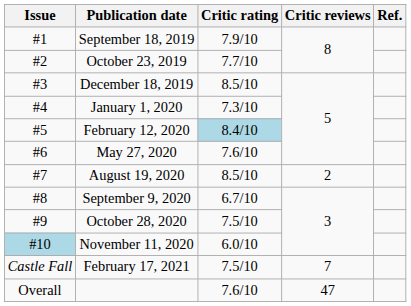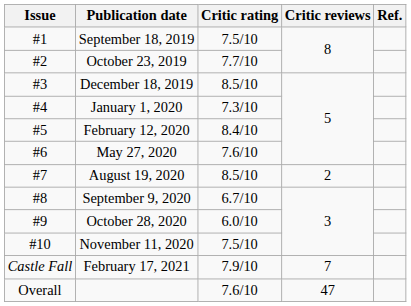(240, 38) 7.9/10 -> (240, 38) 7.5/10
(240, 130) lightblue background -> (240, 130) no background
(240, 221) 7.5/10 -> (240, 221) 6.0/10
(40, 244) lightblue background -> (40, 244) no background
(240, 244) 6.0/10 -> (240, 244) 7.5/10
(240, 267) 7.5/10 -> (240, 267) 7.9/10
